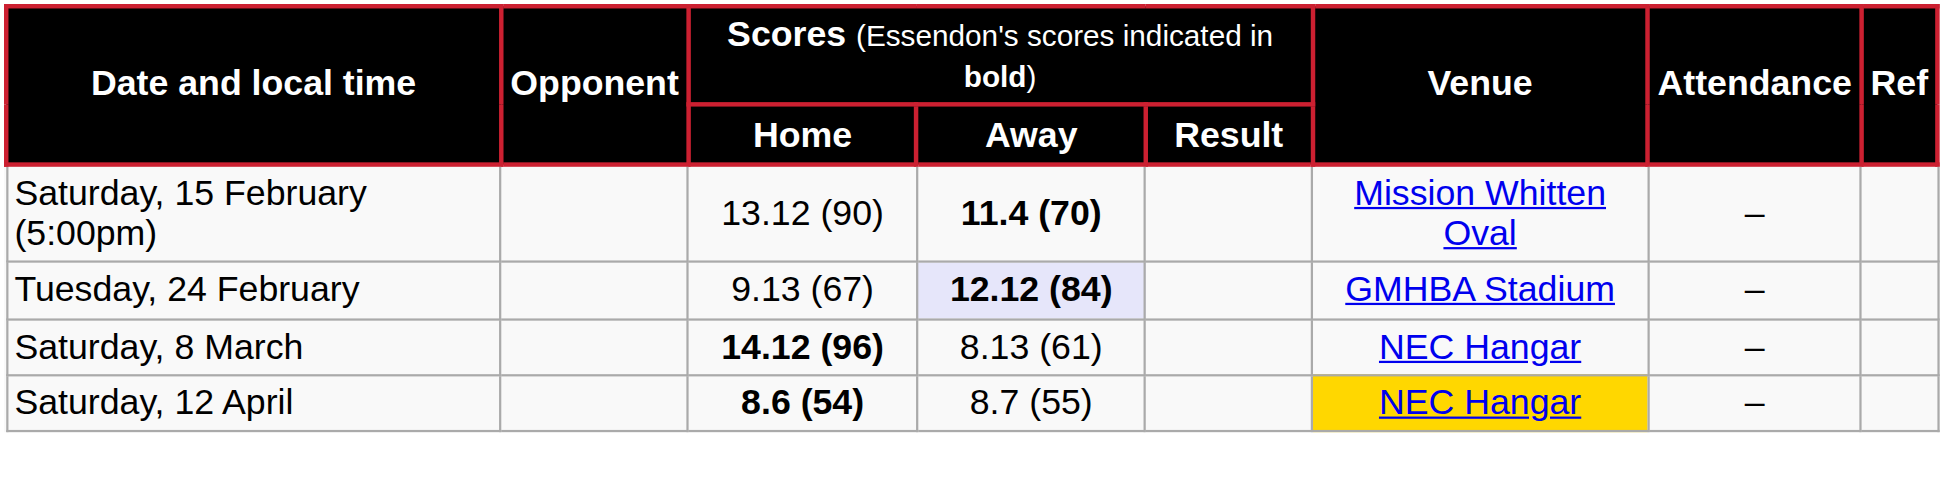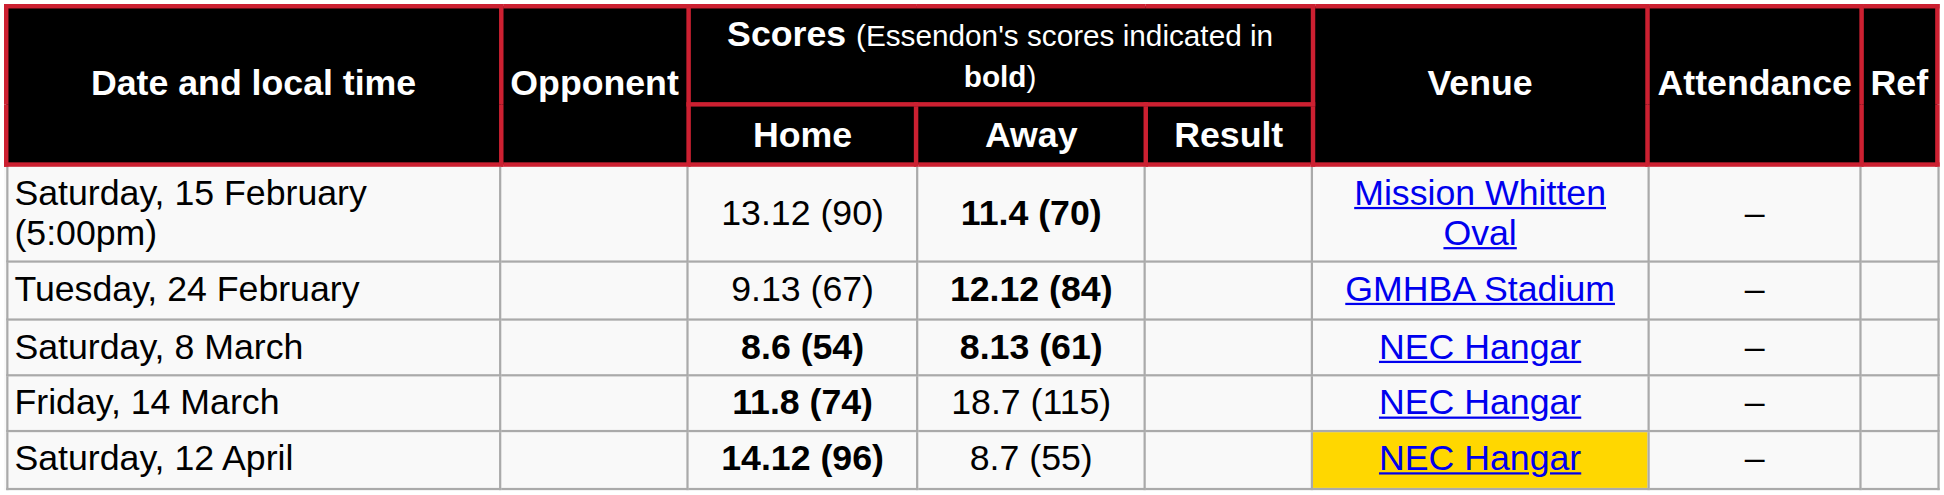(1031, 289) lavender background -> (1031, 289) no background
(803, 346) 14.12 (96) -> (803, 346) 8.6 (54)
(1031, 346) normal -> (1031, 346) bold
+ row: (147, 402)
(803, 402) 8.6 (54) -> (803, 459) 14.12 (96)
